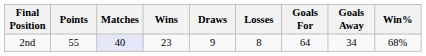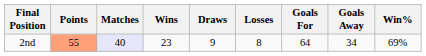(74, 43) no background -> (74, 43) lightsalmon background
(398, 43) 68% -> (398, 43) 69%
